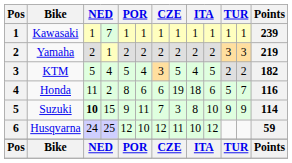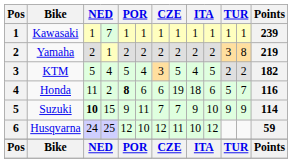(244, 52) 3 -> (244, 52) 8
(126, 90) normal -> (126, 90) bold
(178, 109) 3 -> (178, 109) 7
(195, 109) 8 -> (195, 109) 9
